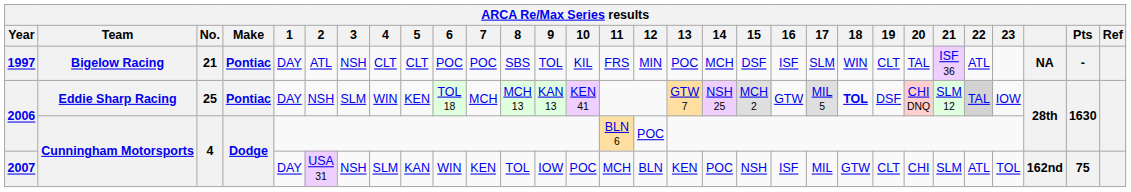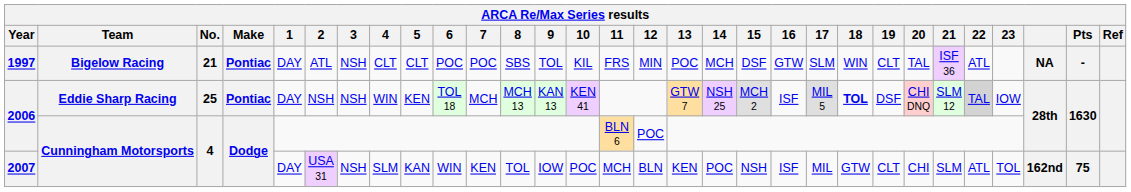(789, 63) ISF -> (789, 63) GTW
(353, 98) SLM -> (353, 98) NSH
(789, 98) GTW -> (789, 98) ISF
